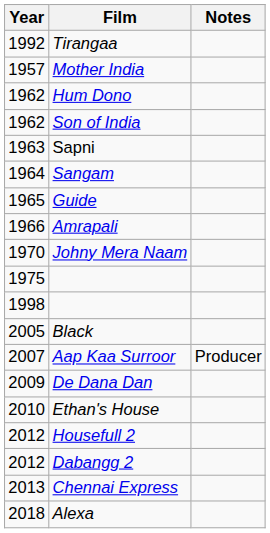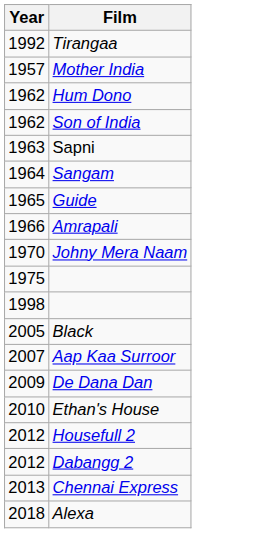- column: (228, 17)
